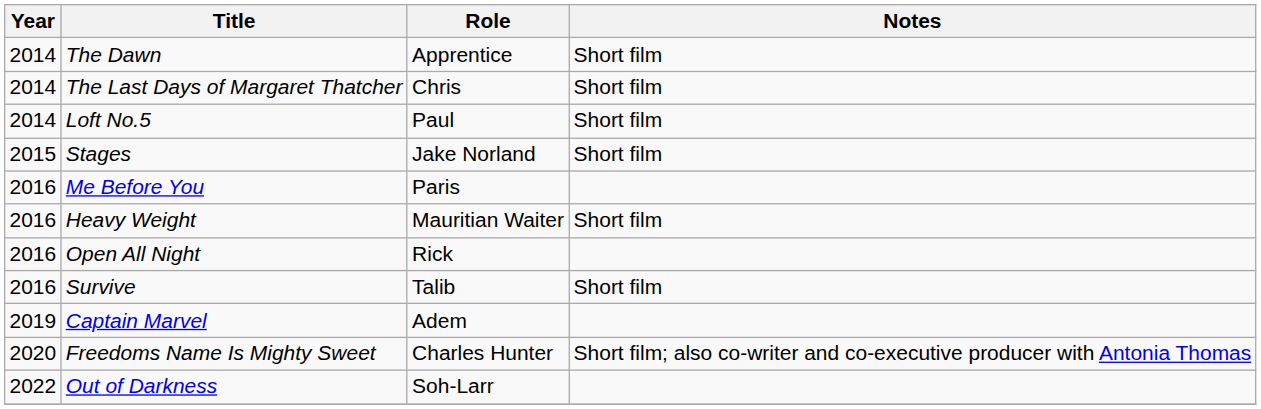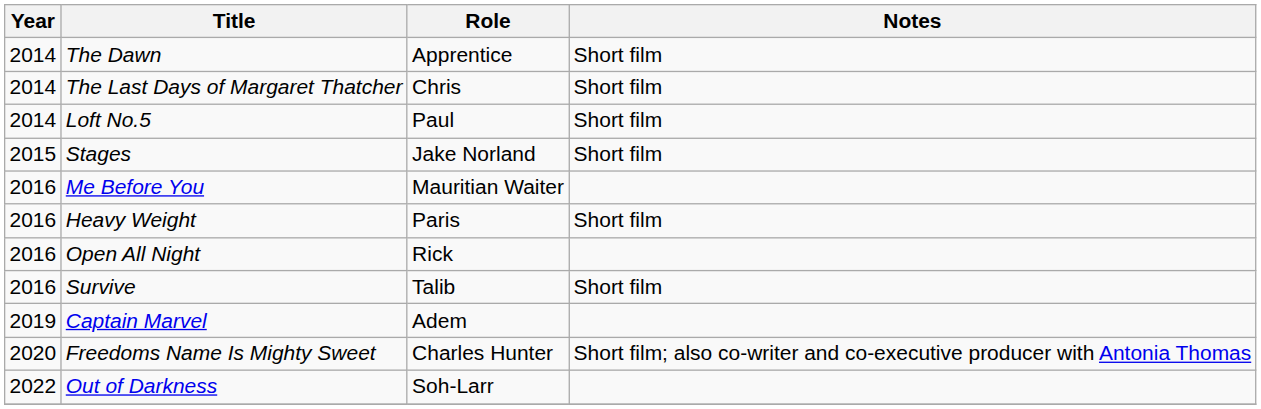(436, 187) Paris -> (488, 187) Mauritian Waiter
(488, 220) Mauritian Waiter -> (436, 220) Paris
